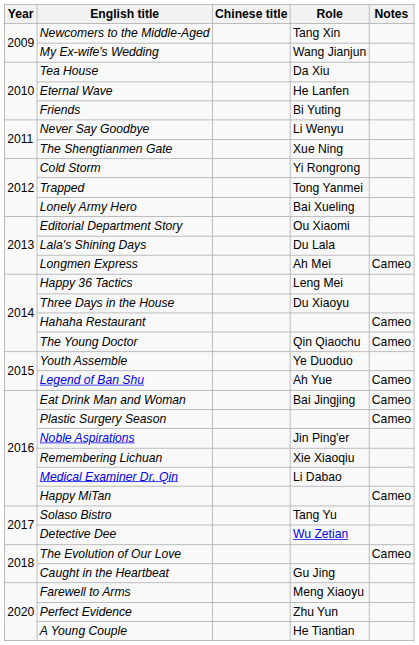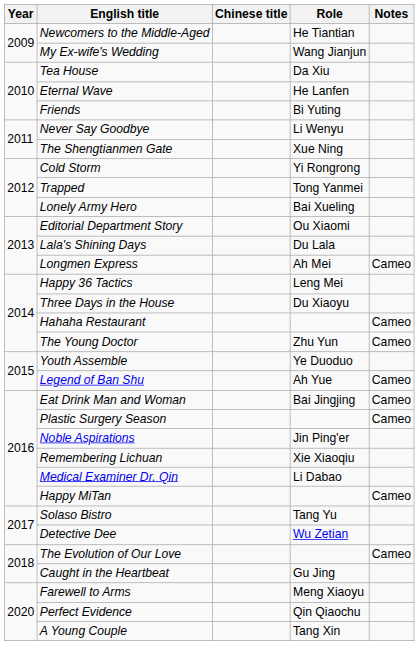(317, 33) Tang Xin -> (324, 33) He Tiantian
(327, 341) Qin Qiaochu -> (316, 341) Zhu Yun
(316, 611) Zhu Yun -> (327, 611) Qin Qiaochu
(324, 631) He Tiantian -> (317, 631) Tang Xin
